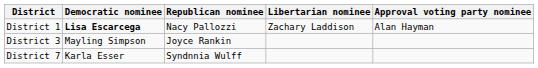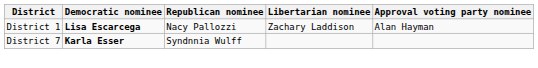- row: (33, 41)
(94, 56) normal -> (94, 41) bold
